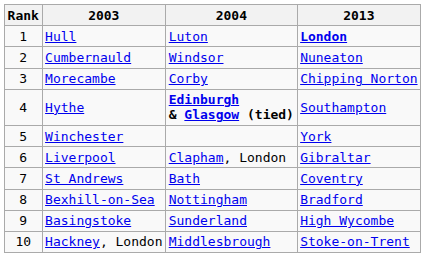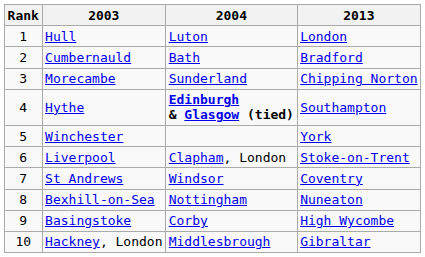(324, 36) bold -> (324, 36) normal
(196, 57) Windsor -> (184, 57) Bath
(331, 57) Nuneaton -> (331, 57) Bradford
(188, 79) Corby -> (208, 79) Sunderland
(335, 157) Gibraltar -> (355, 157) Stoke-on-Trent
(184, 178) Bath -> (196, 178) Windsor
(331, 200) Bradford -> (331, 200) Nuneaton
(208, 221) Sunderland -> (188, 221) Corby
(355, 242) Stoke-on-Trent -> (335, 242) Gibraltar
